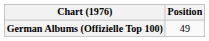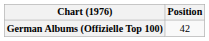(185, 28) 49 -> (185, 28) 42
